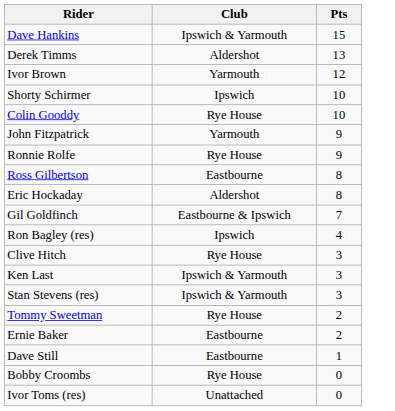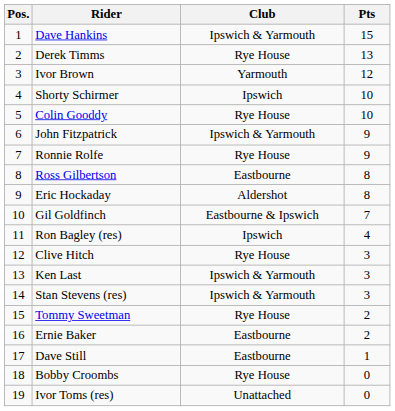+ column: (18, 14)
(234, 54) Aldershot -> (262, 54) Rye House
(234, 134) Yarmouth -> (262, 134) Ipswich & Yarmouth
